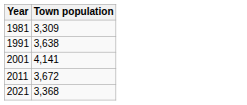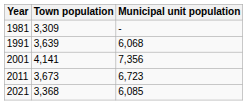+ column: (179, 12)
(46, 44) 3,638 -> (46, 44) 3,639
(46, 76) 3,672 -> (46, 76) 3,673
